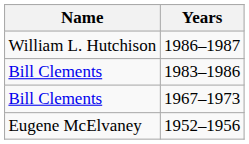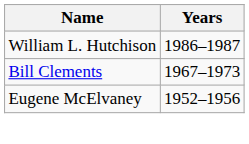- row: (202, 71)
